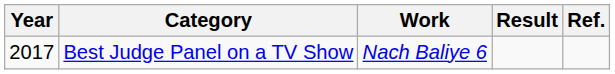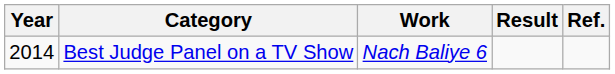(32, 52) 2017 -> (32, 52) 2014
